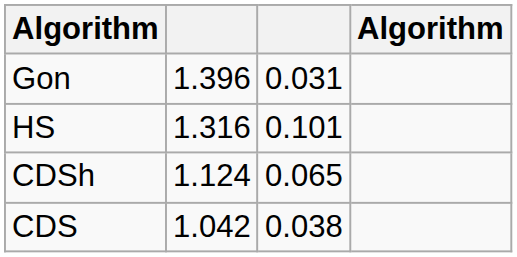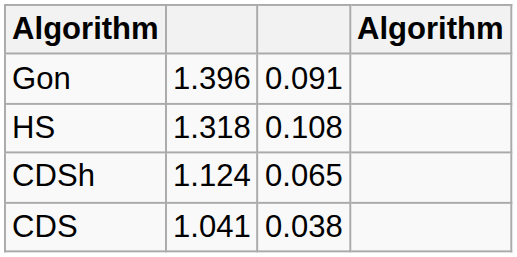(304, 78) 0.031 -> (304, 78) 0.091
(212, 127) 1.316 -> (212, 127) 1.318
(304, 127) 0.101 -> (304, 127) 0.108
(212, 226) 1.042 -> (212, 226) 1.041
